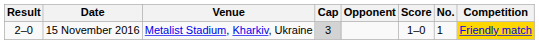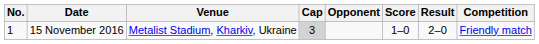columns swapped: (446, 13) <-> (24, 13)
(496, 30) gold background -> (496, 30) no background
